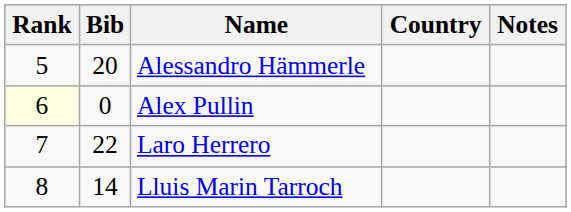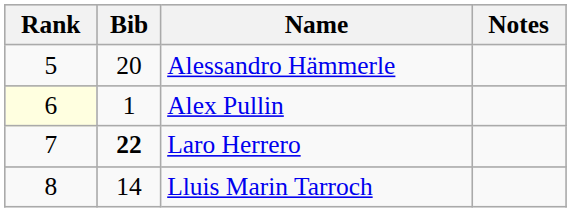- column: (436, 24)
(105, 105) 0 -> (129, 105) 1
(105, 145) normal -> (129, 145) bold
